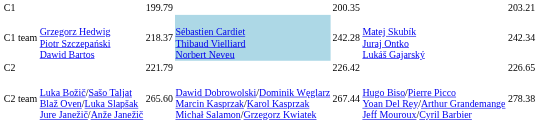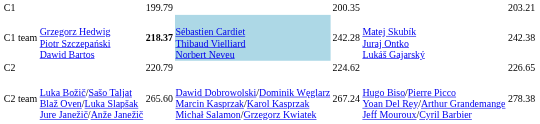(159, 38) normal -> (159, 38) bold
(522, 38) 242.34 -> (522, 38) 242.38
(159, 68) 221.79 -> (159, 68) 220.79
(346, 68) 226.42 -> (346, 68) 224.62
(346, 98) 267.44 -> (346, 98) 267.24
